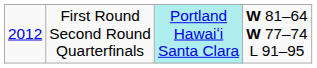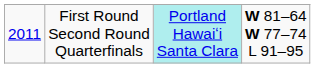(25, 33) 2012 -> (25, 33) 2011
